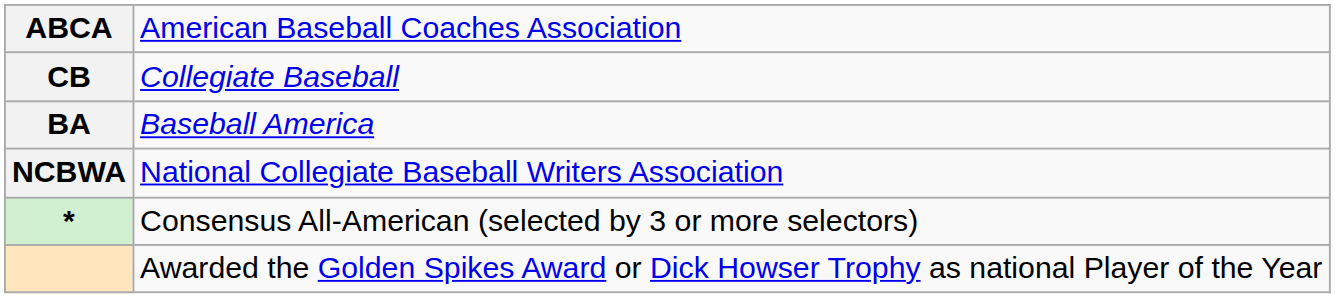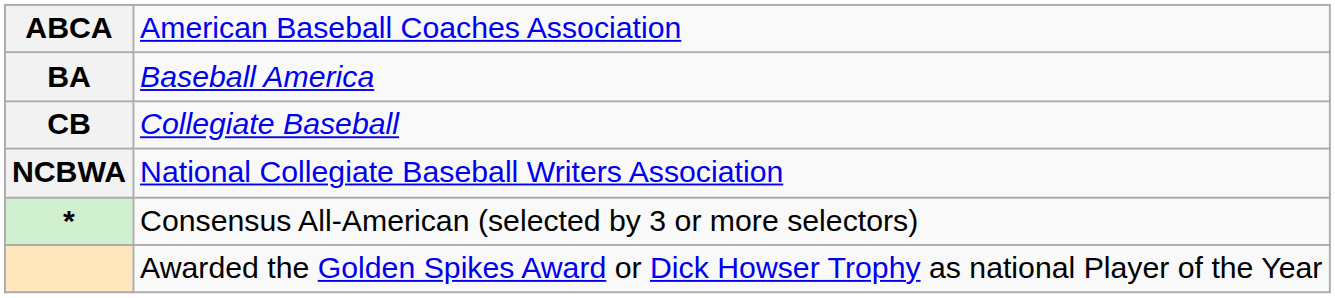rows swapped: (69, 124) <-> (69, 76)
